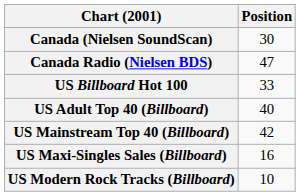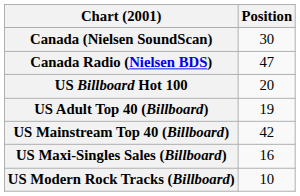(267, 86) 33 -> (267, 86) 20
(267, 109) 40 -> (267, 109) 19
